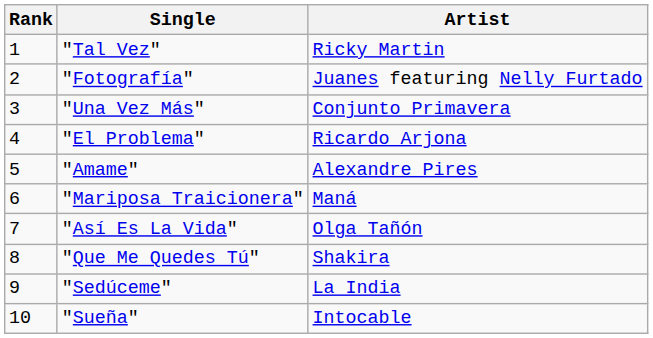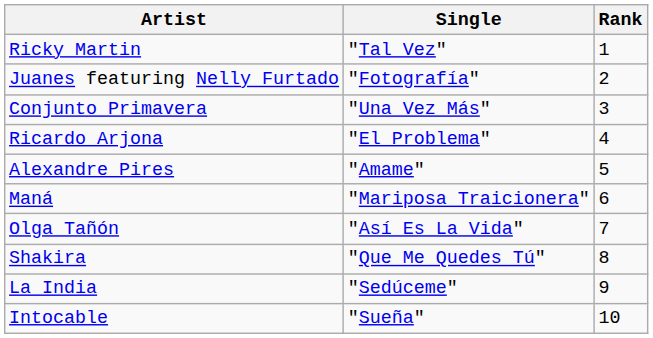columns swapped: (31, 20) <-> (478, 20)
